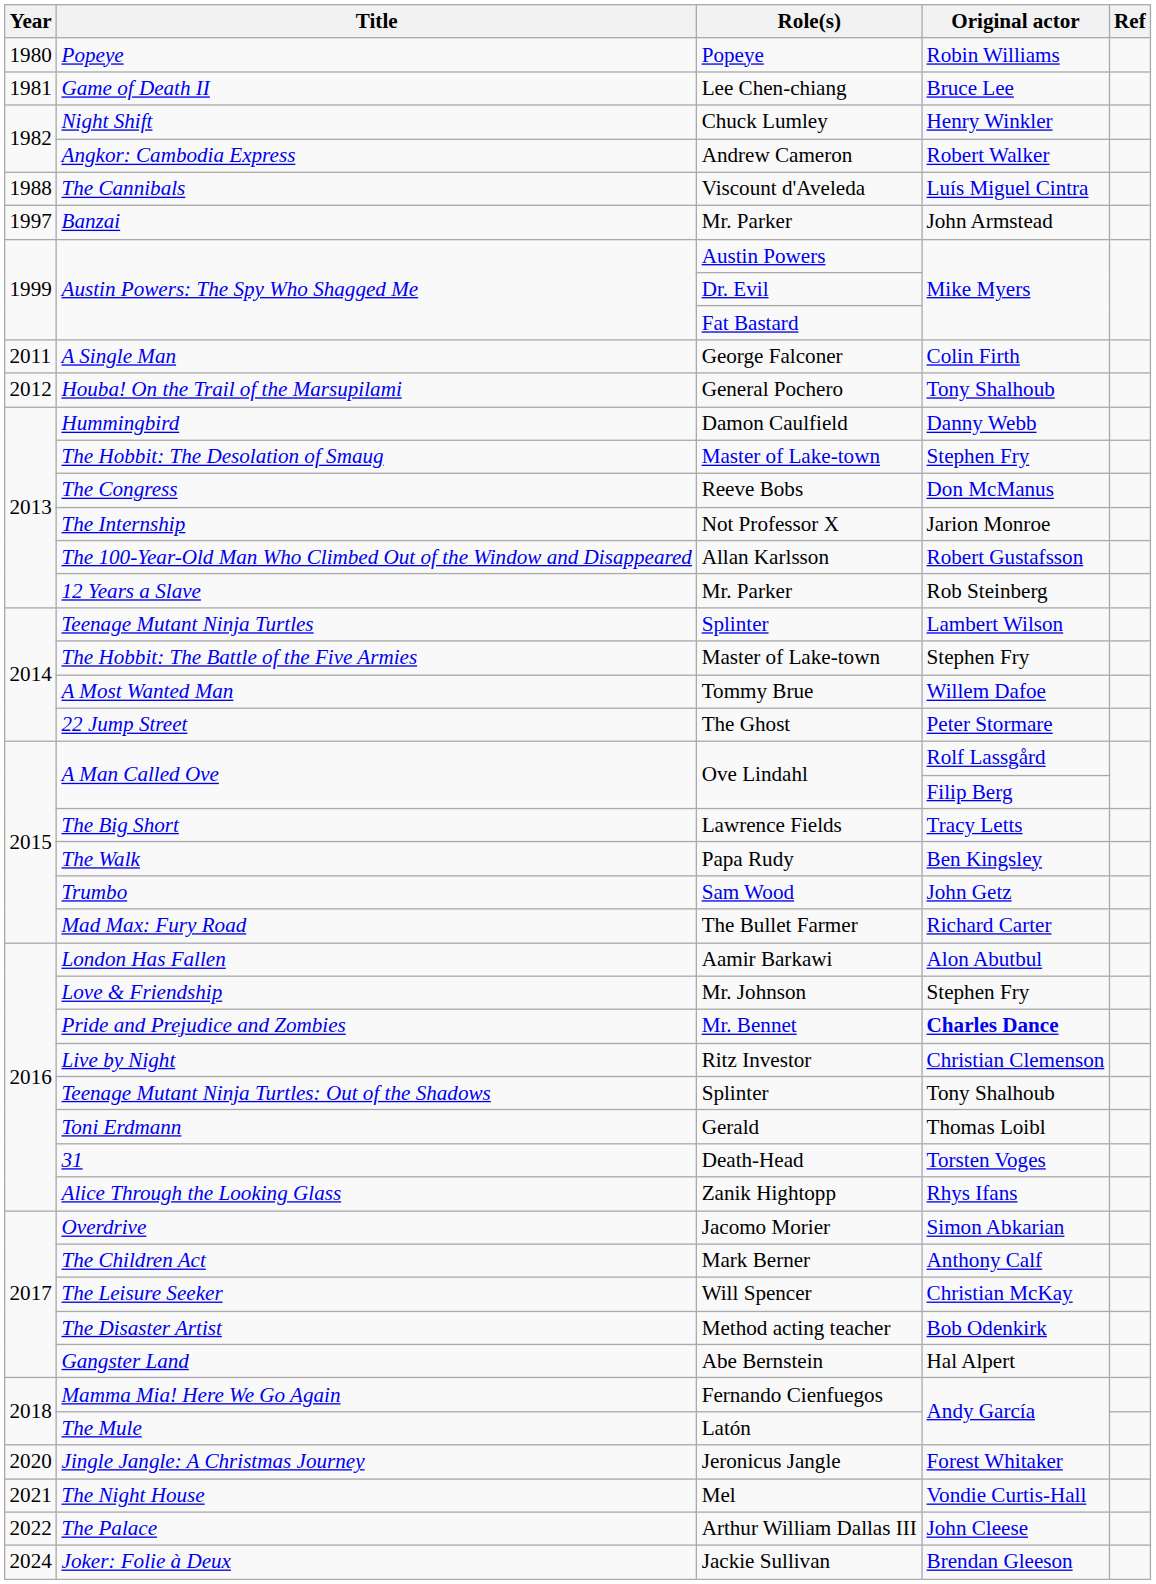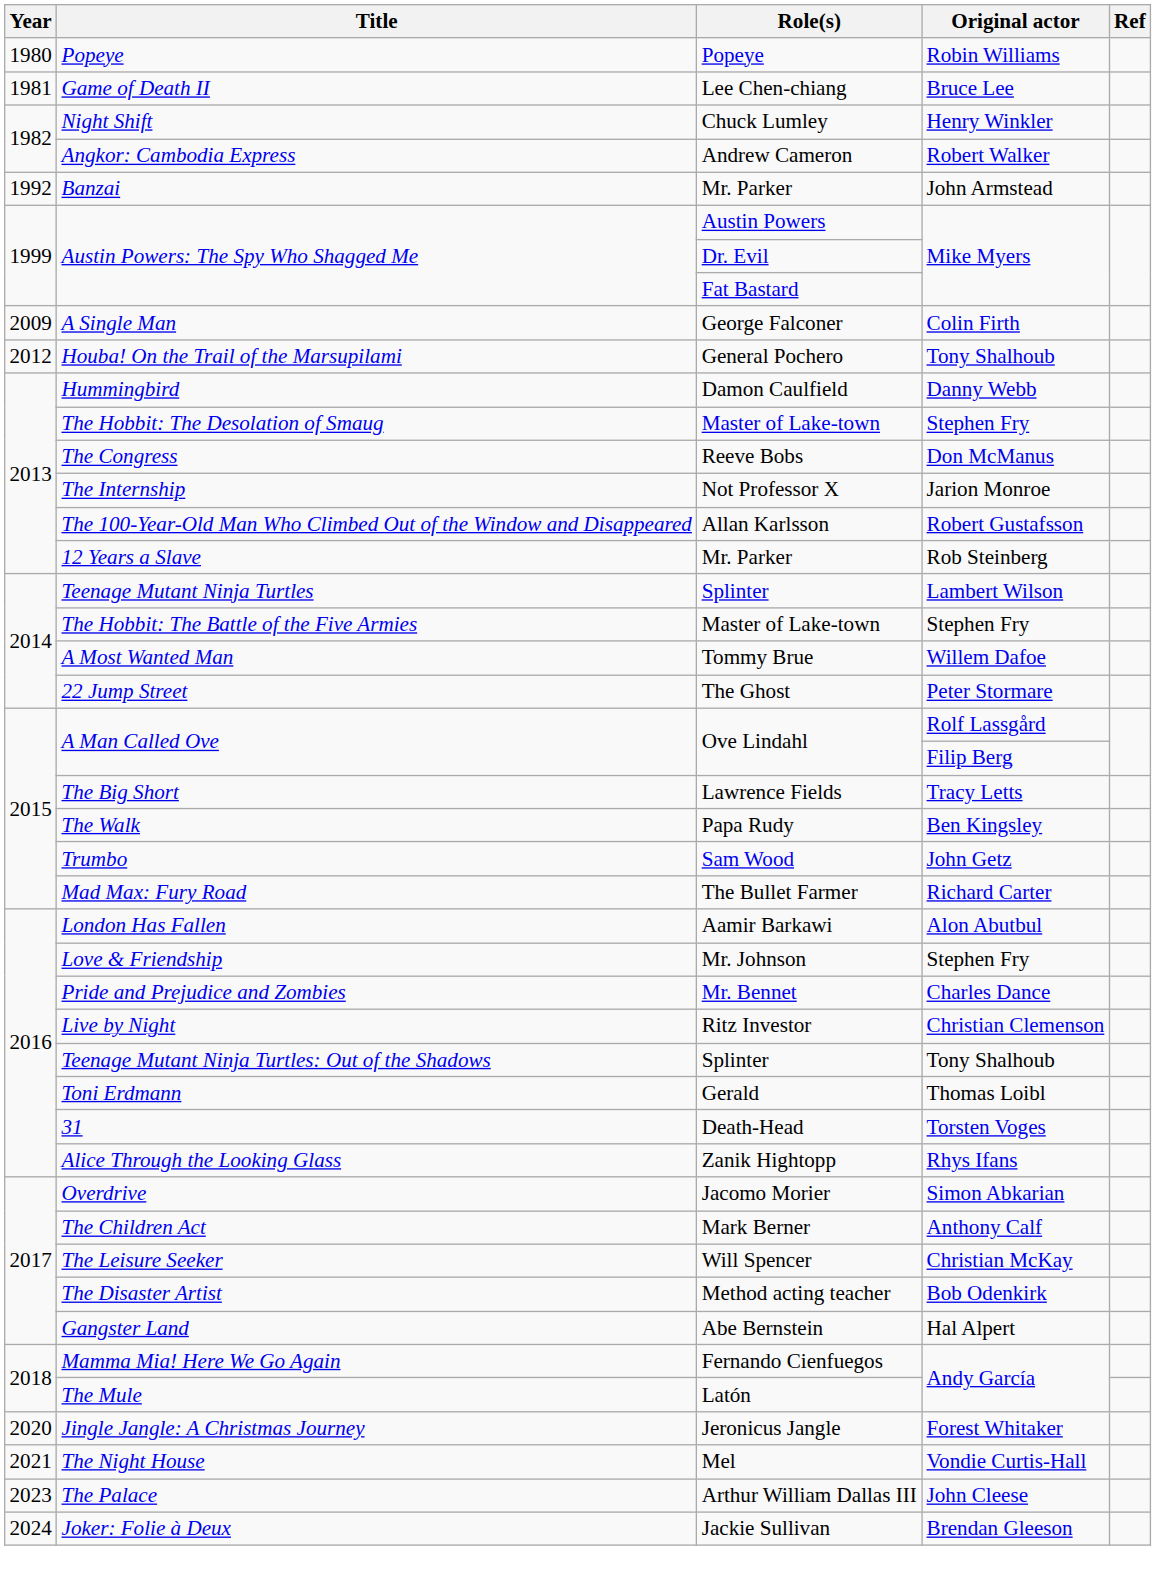- row: (123, 188)
(31, 222) 1997 -> (31, 188) 1992
(30, 356) 2011 -> (31, 322) 2009
(993, 1026) bold -> (988, 992) normal
(31, 1528) 2022 -> (31, 1495) 2023
